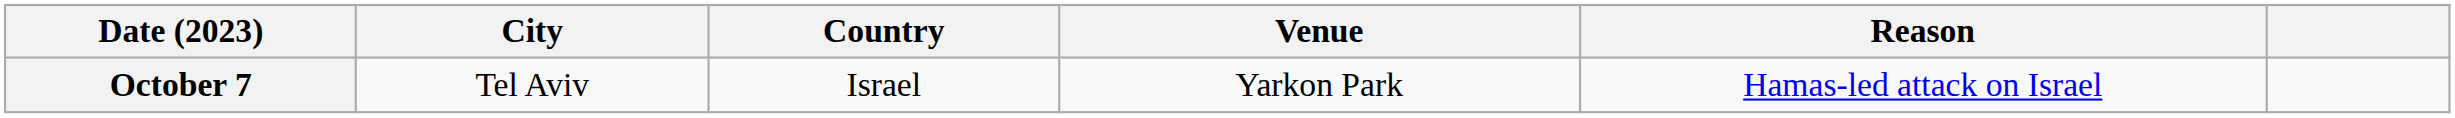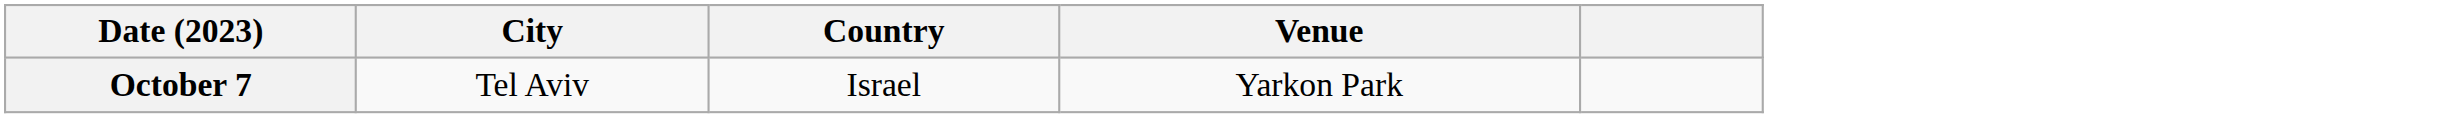- column: (1923, 31)
